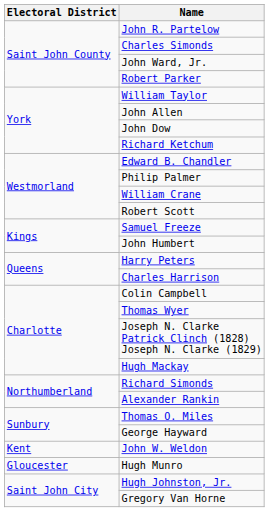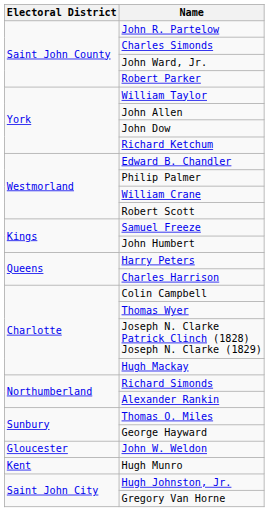(19, 449) Kent -> (37, 449) Gloucester
(37, 466) Gloucester -> (19, 466) Kent
